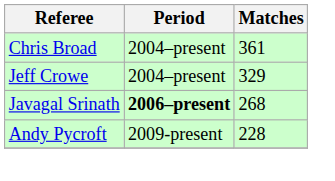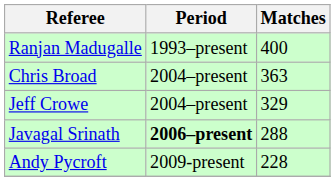+ row: (75, 47)
(252, 47) 361 -> (274, 76) 363
(252, 104) 268 -> (274, 133) 288
